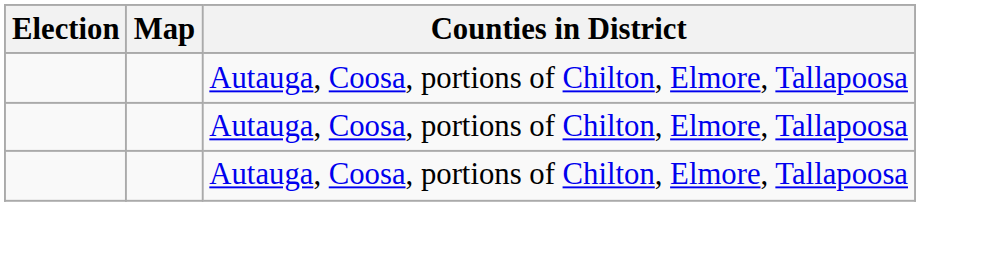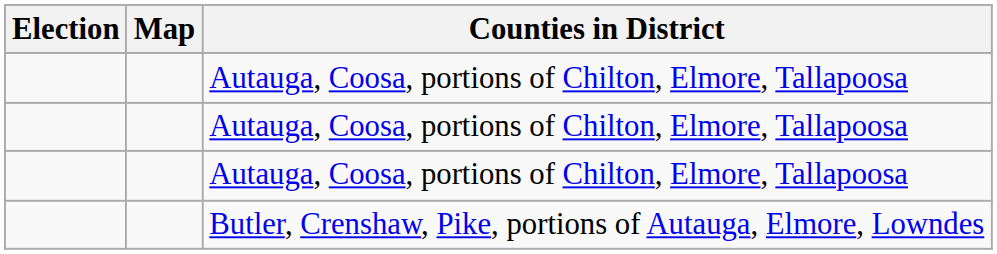+ row: (66, 224)
